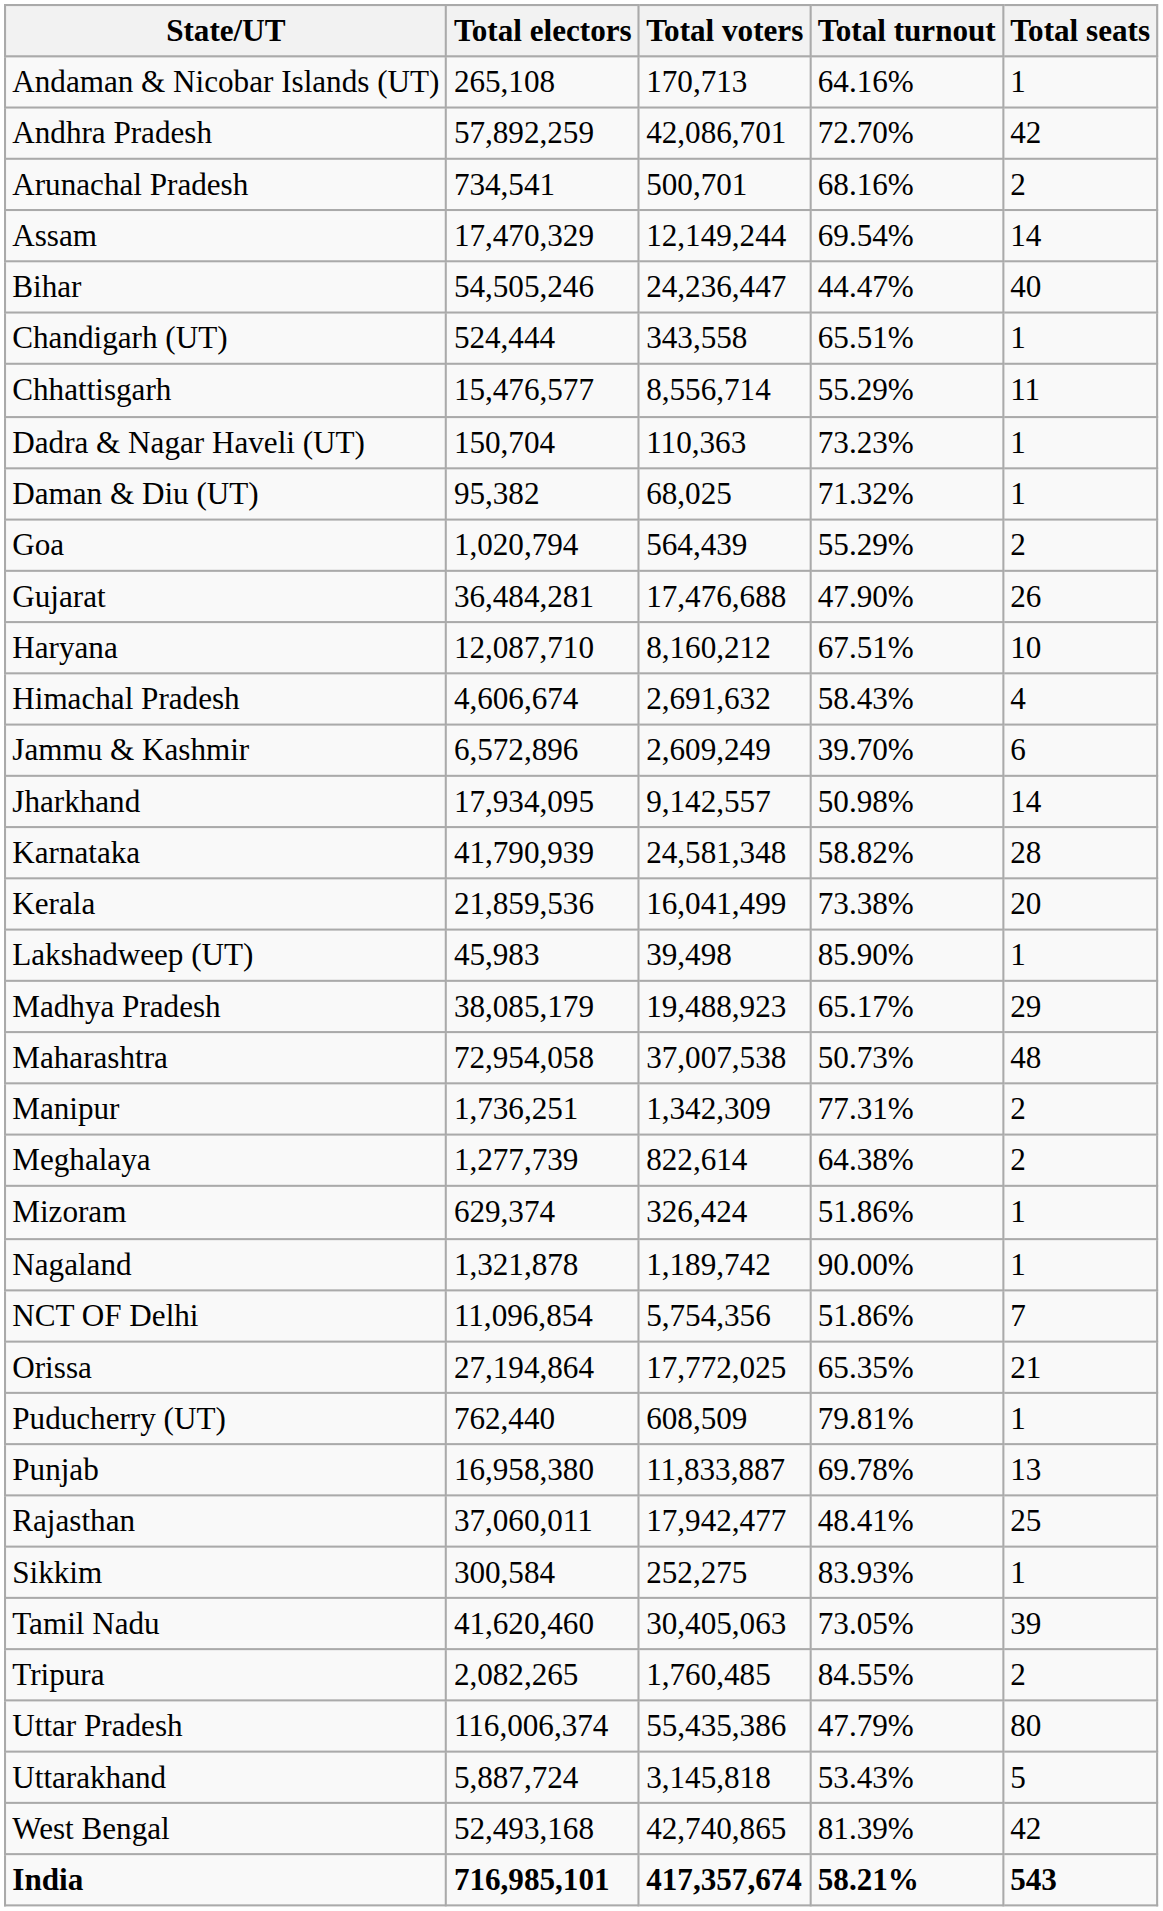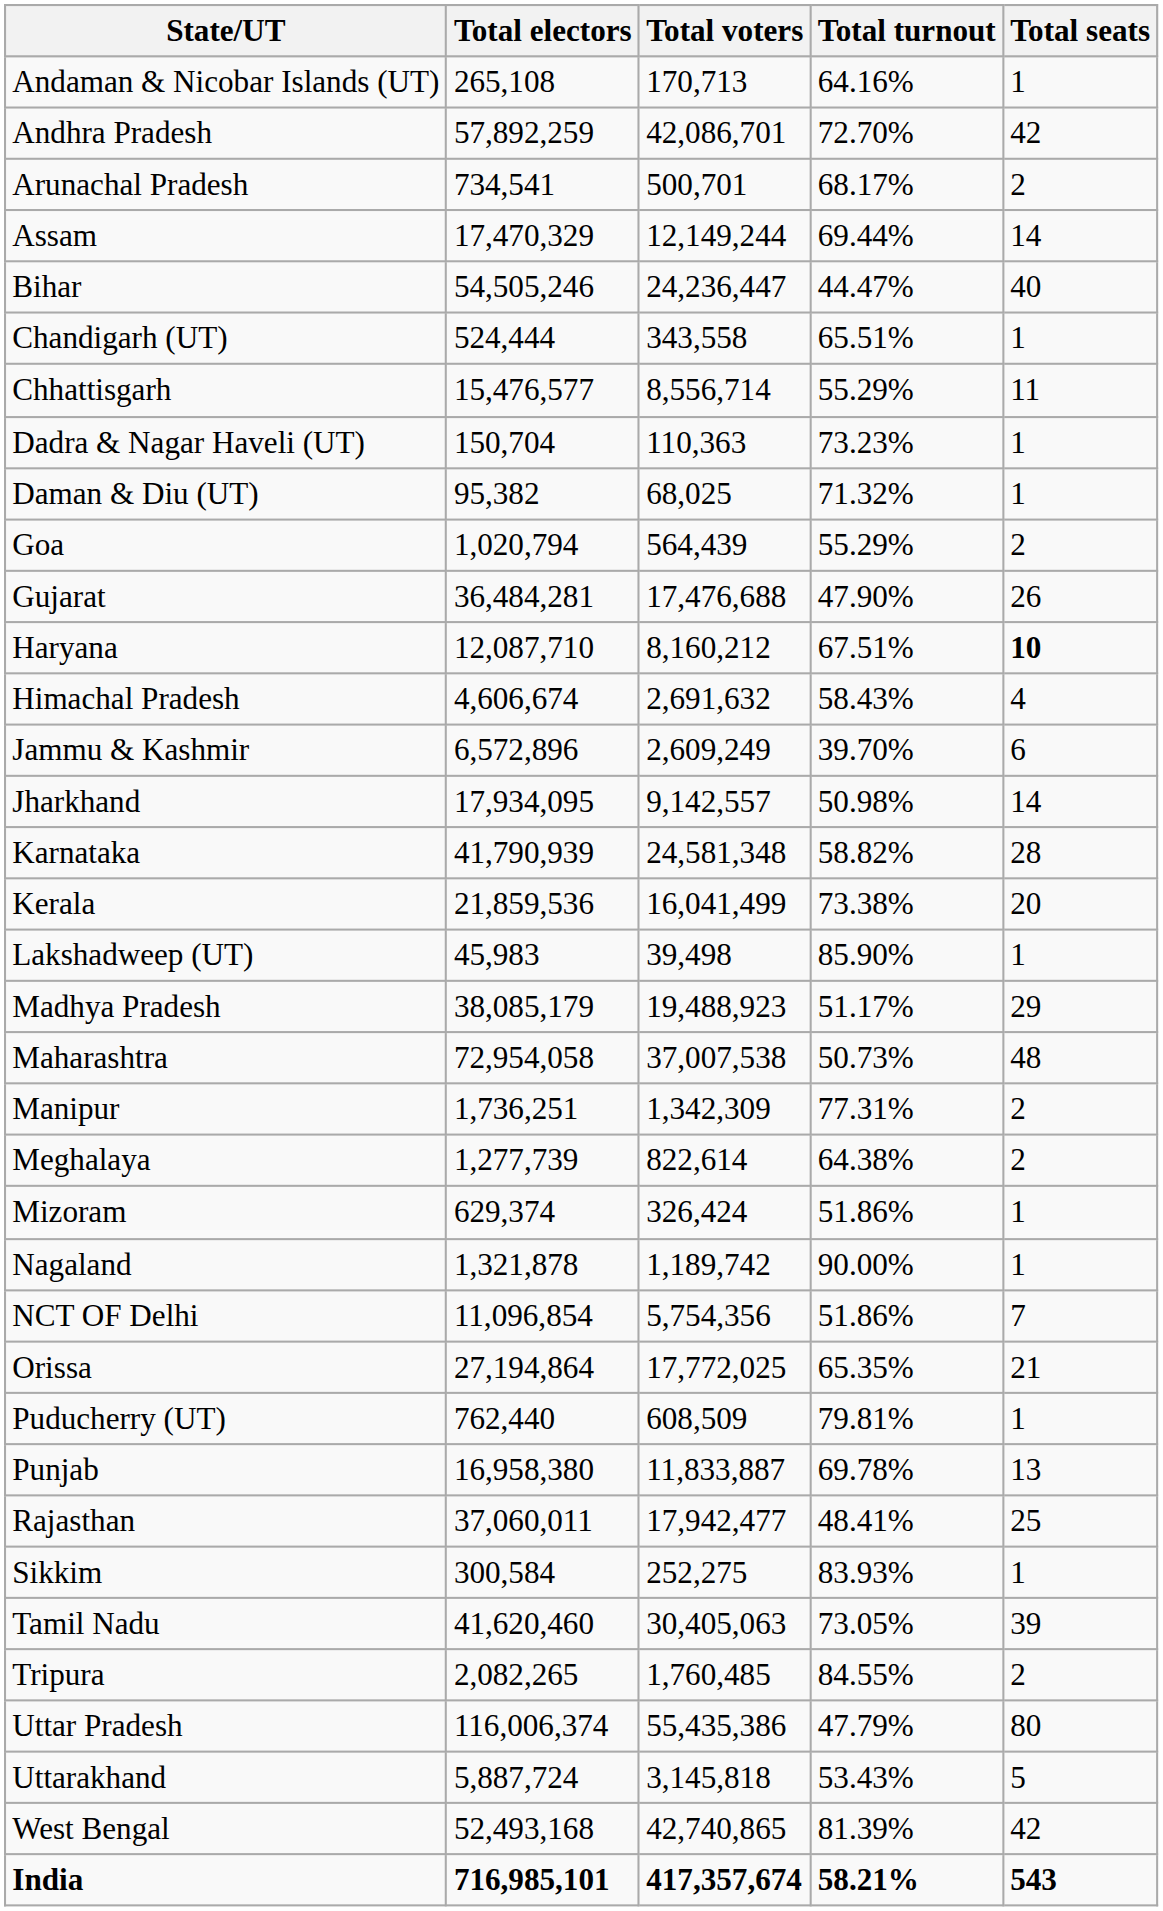(866, 184) 68.16% -> (866, 184) 68.17%
(866, 235) 69.54% -> (866, 235) 69.44%
(1026, 646) normal -> (1026, 646) bold
(866, 1006) 65.17% -> (866, 1006) 51.17%
